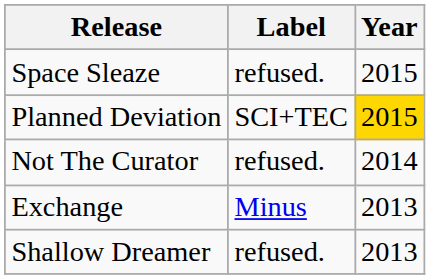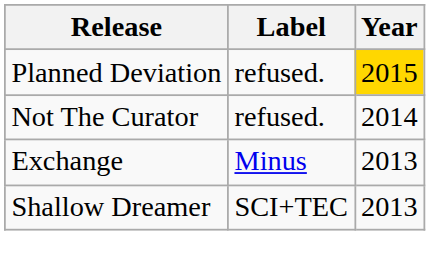- row: (86, 71)
(291, 116) SCI+TEC -> (280, 71) refused.
(280, 251) refused. -> (291, 206) SCI+TEC
